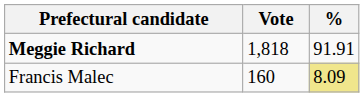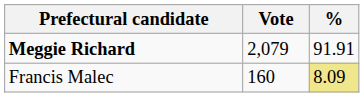(268, 48) 1,818 -> (268, 48) 2,079
